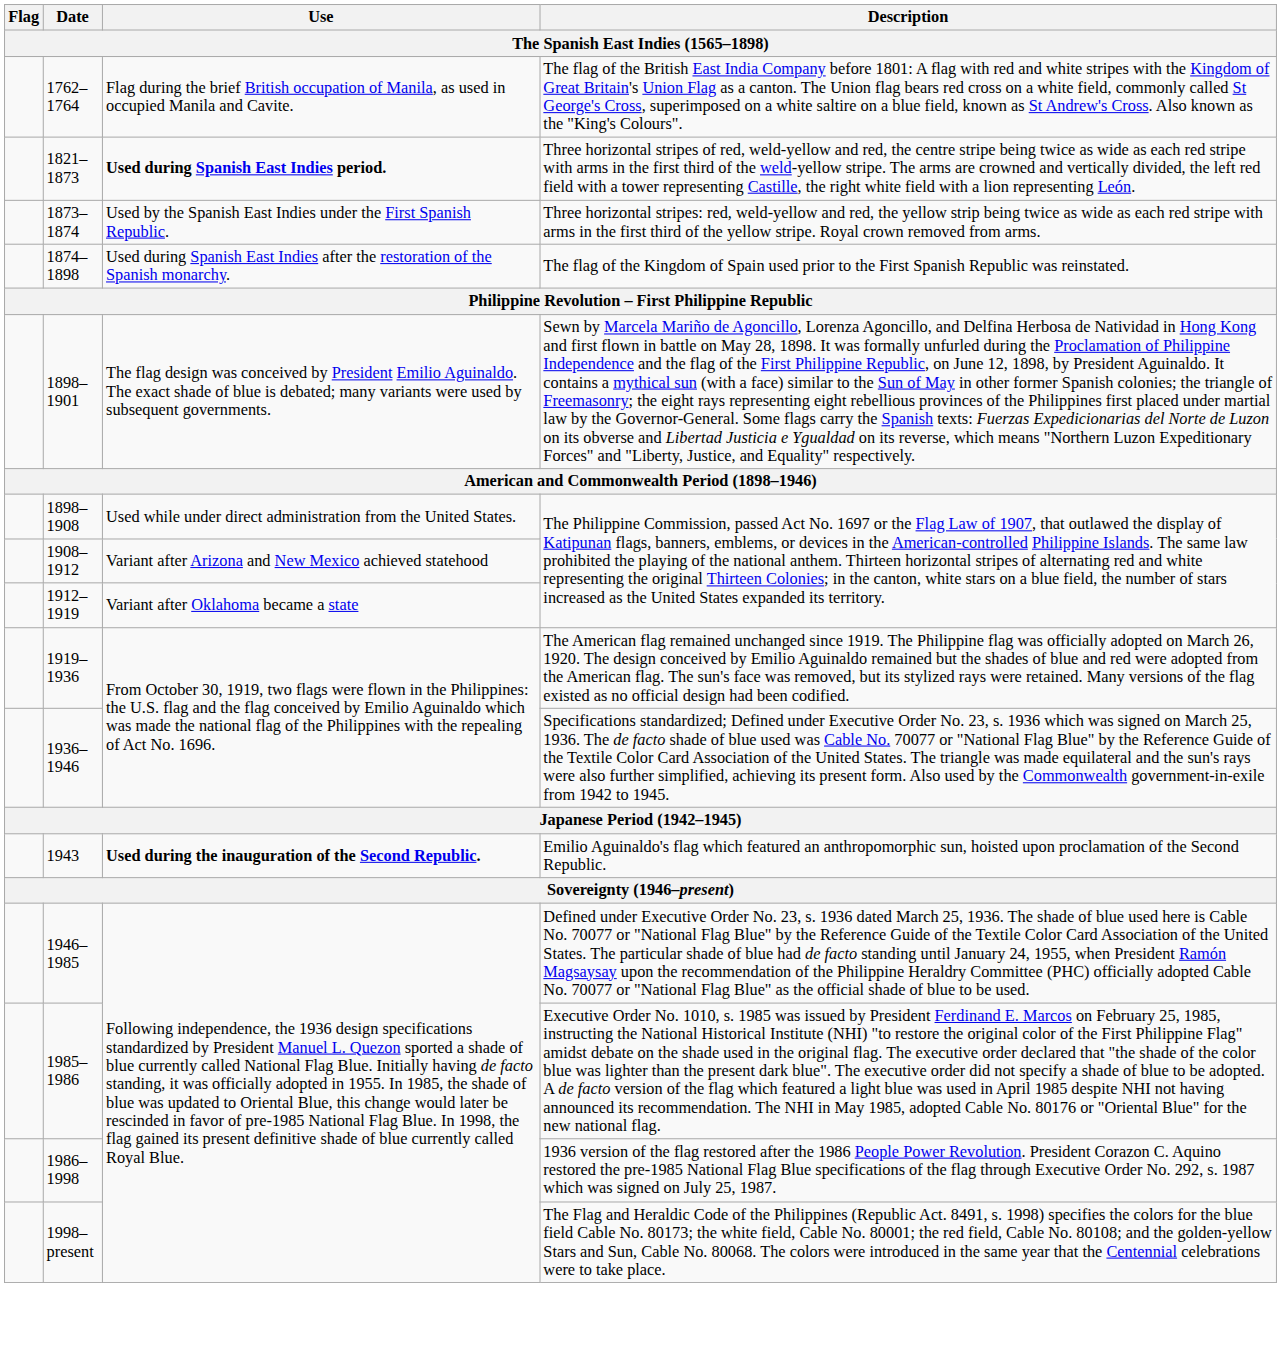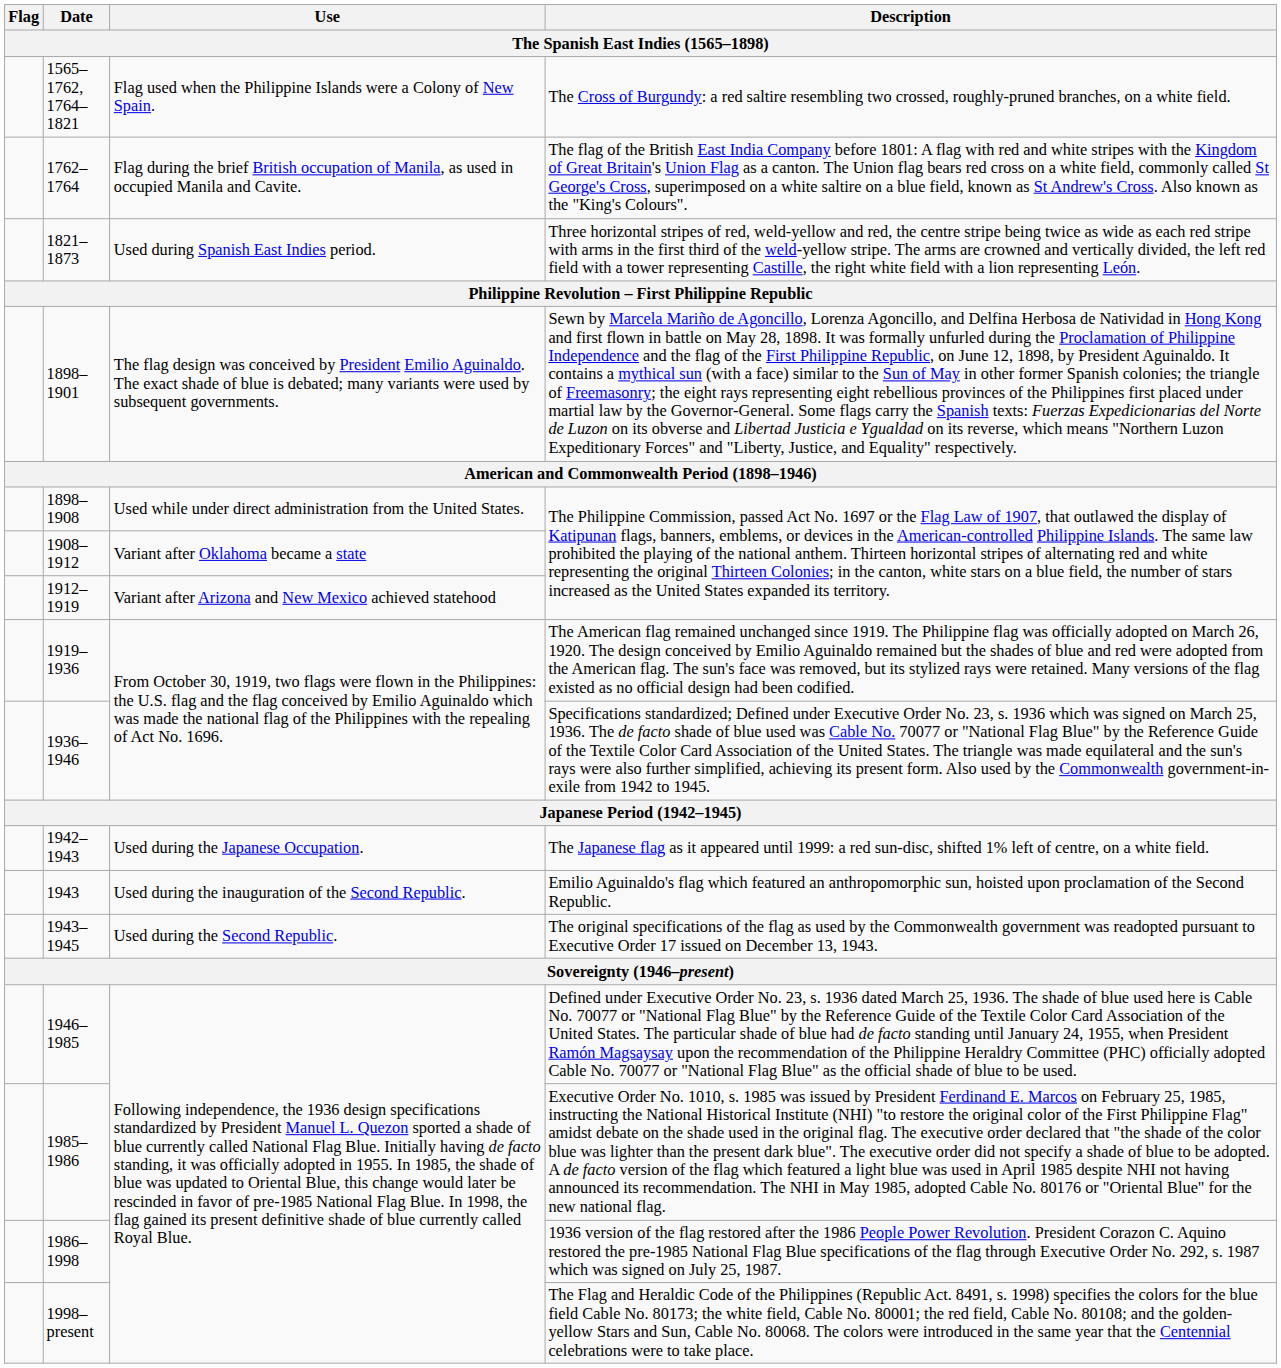+ row: (67, 96)
(246, 168) bold -> (245, 249) normal
- row: (67, 221)
- row: (67, 266)
(297, 560) Variant after Arizona and New Mexico achieved statehood -> (240, 553) Variant after Oklahoma became a state
(232, 605) Variant after Oklahoma became a state -> (305, 597) Variant after Arizona and New Mexico achieved statehood
+ row: (67, 847)
(293, 855) bold -> (290, 892) normal
+ row: (67, 936)
